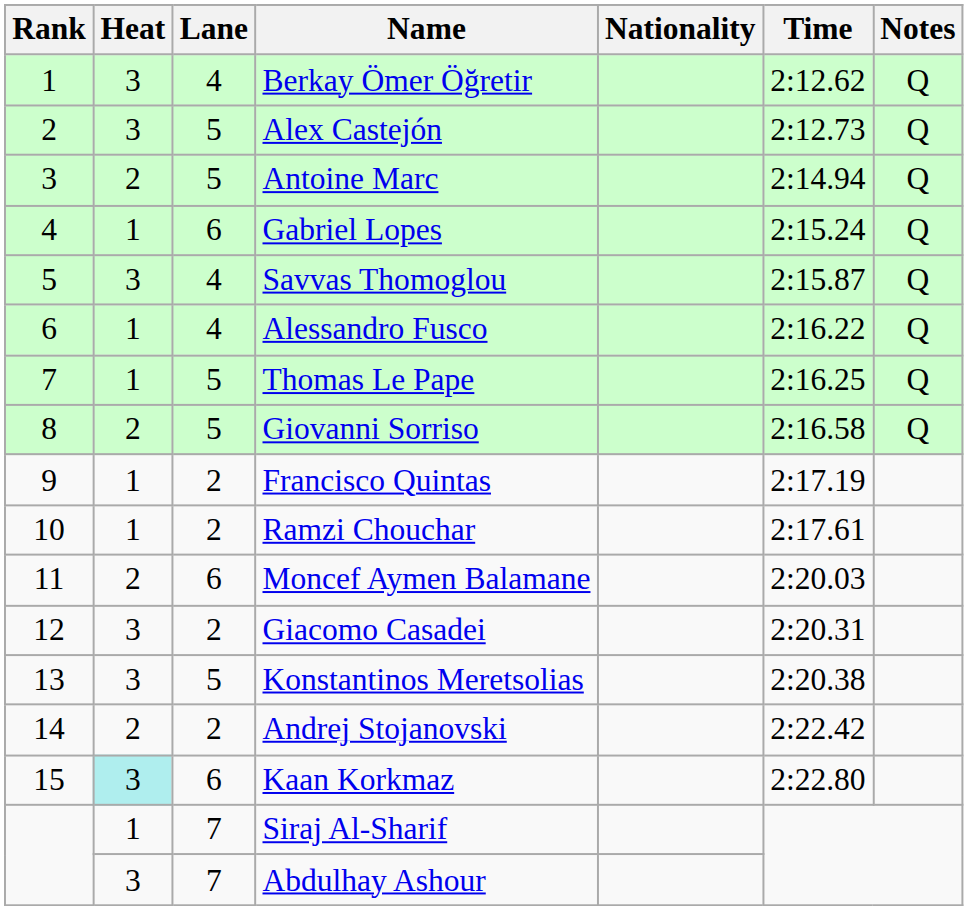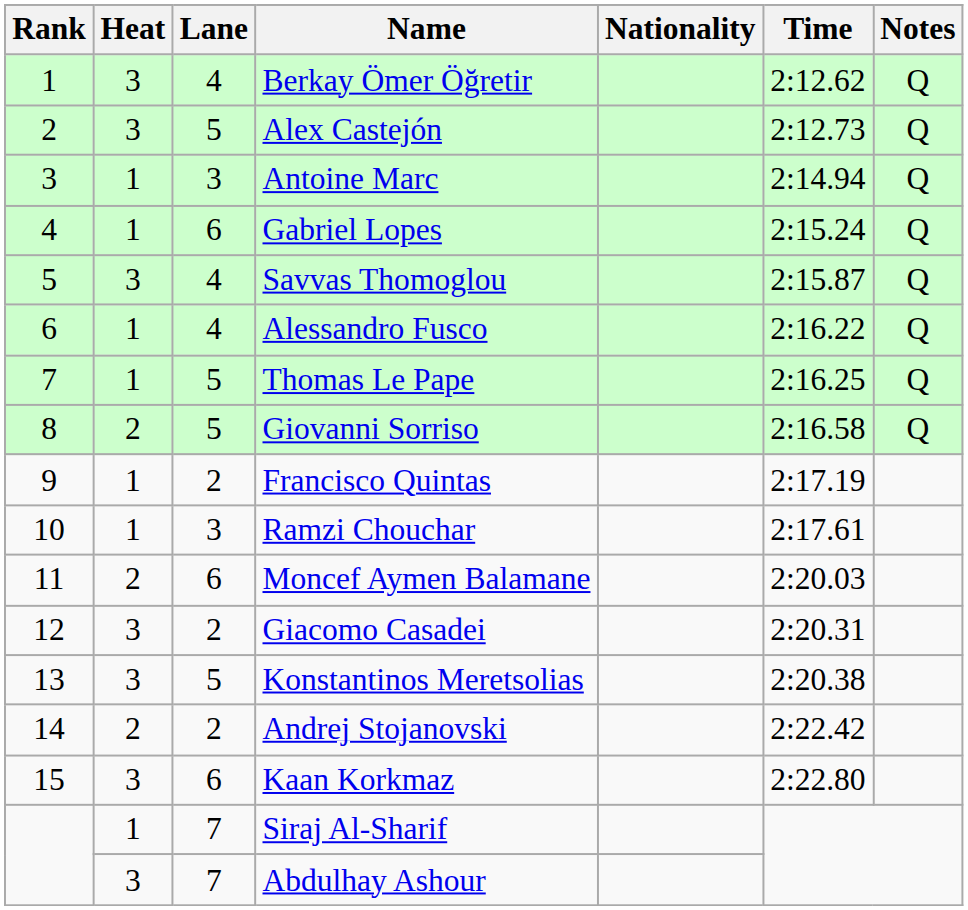(133, 179) 2 -> (133, 179) 1
(214, 179) 5 -> (214, 179) 3
(214, 529) 2 -> (214, 529) 3
(133, 779) paleturquoise background -> (133, 779) no background
